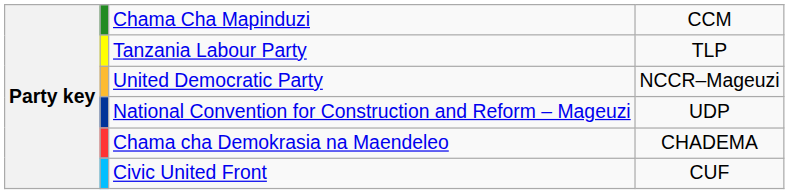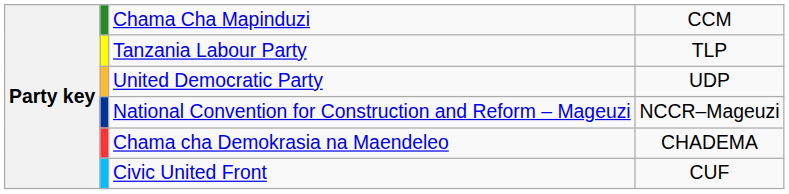(710, 81) NCCR–Mageuzi -> (710, 81) UDP
(710, 111) UDP -> (710, 111) NCCR–Mageuzi
